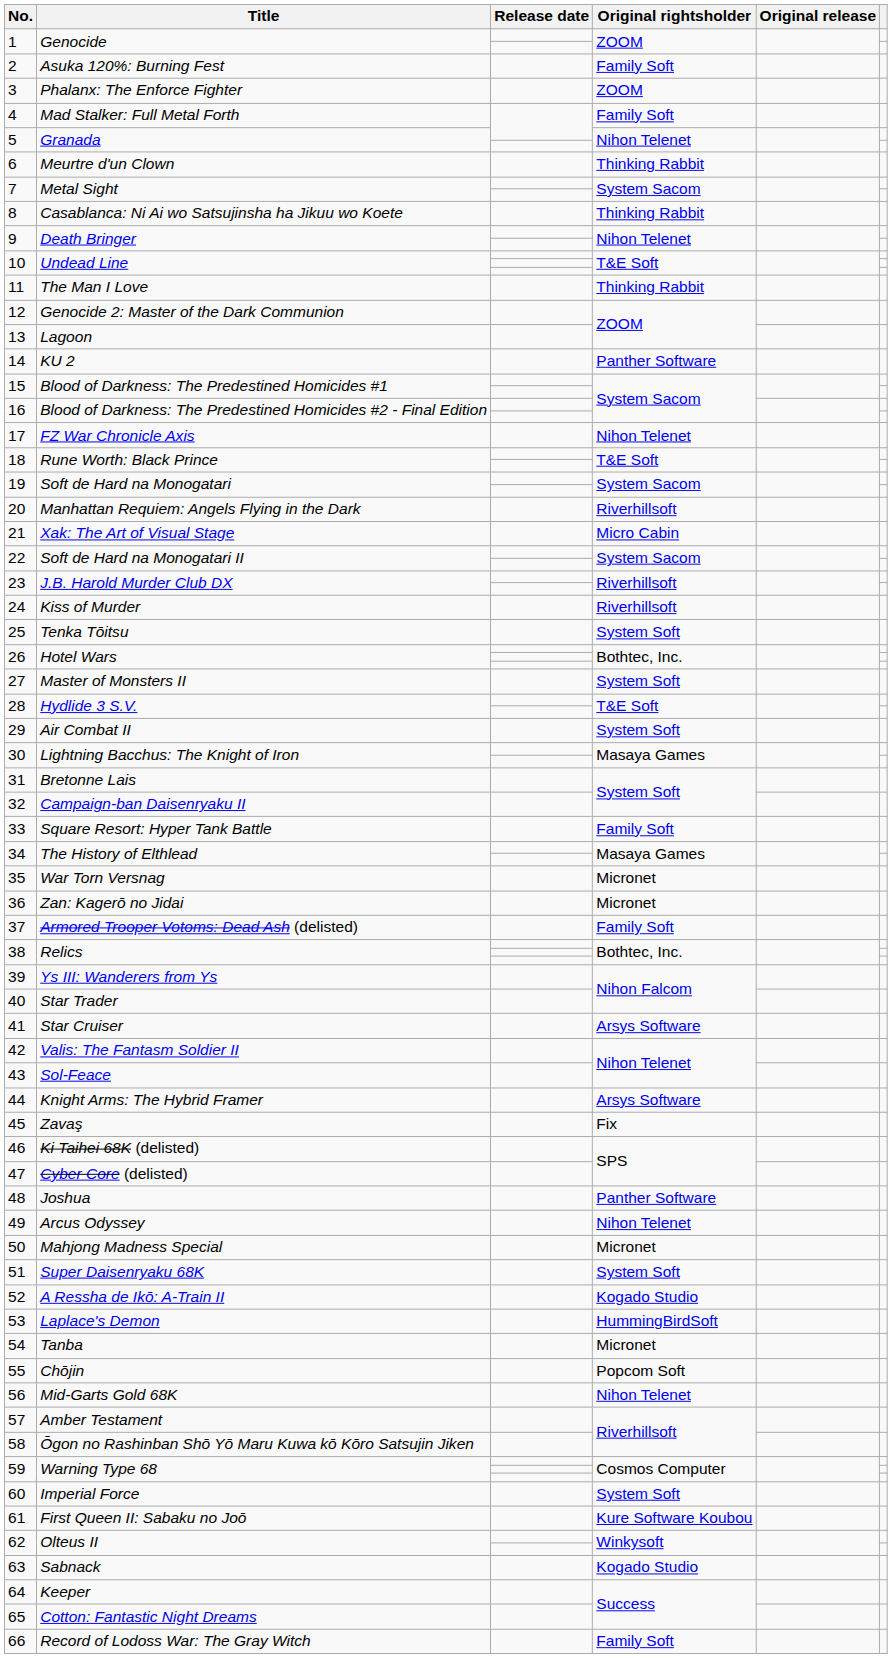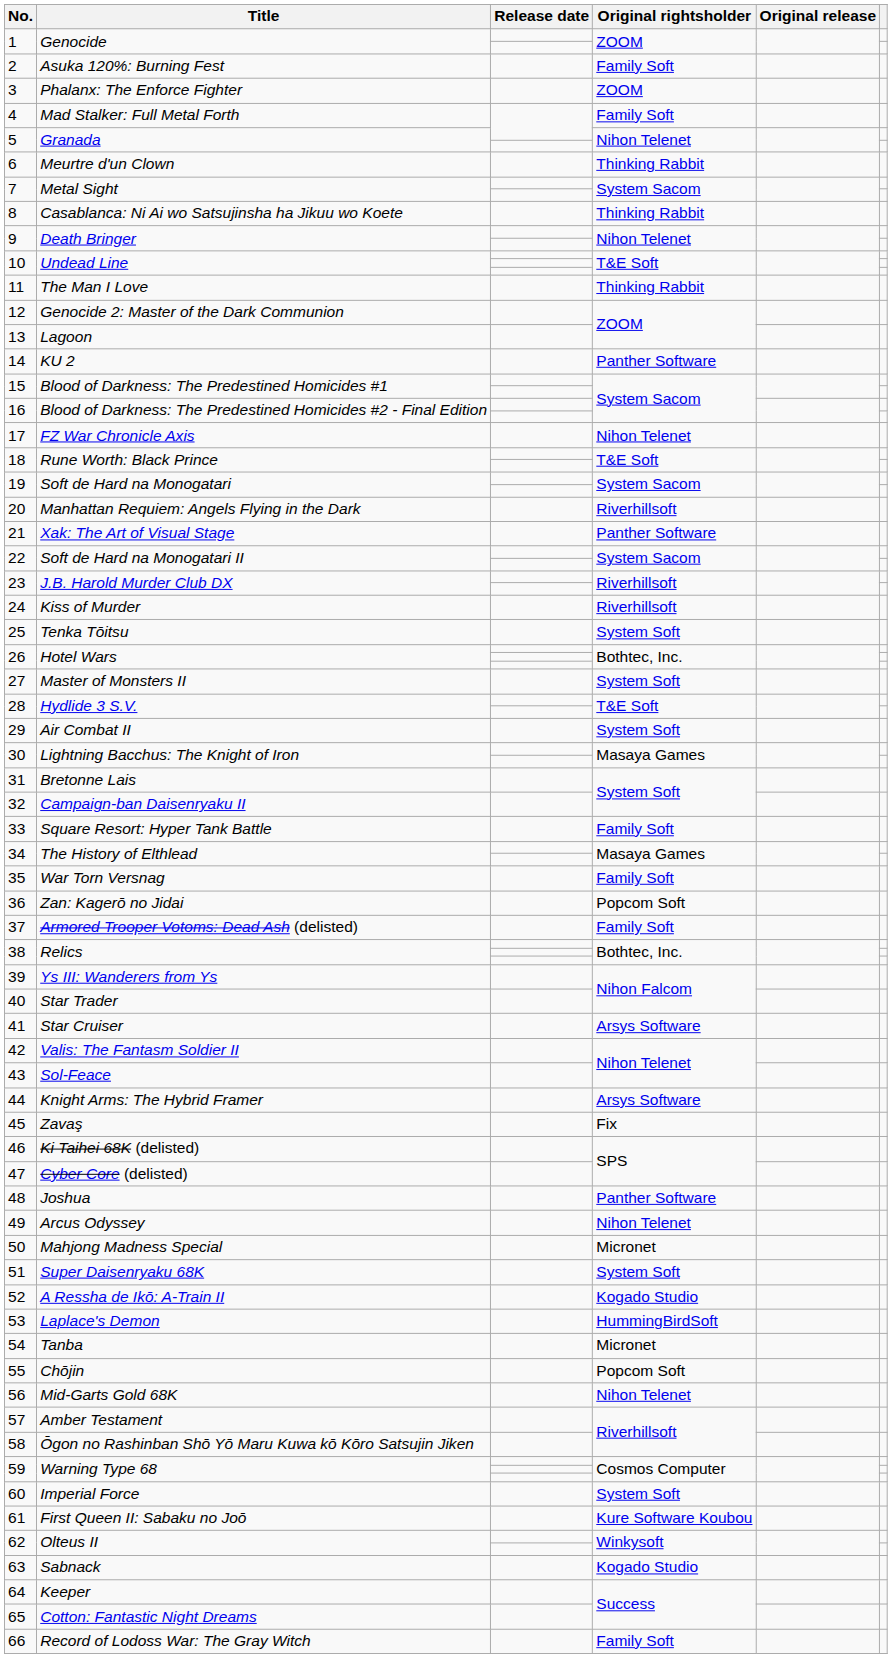(638, 533) Micro Cabin -> (656, 533) Panther Software
(626, 878) Micronet -> (635, 878) Family Soft
(626, 902) Micronet -> (641, 902) Popcom Soft
